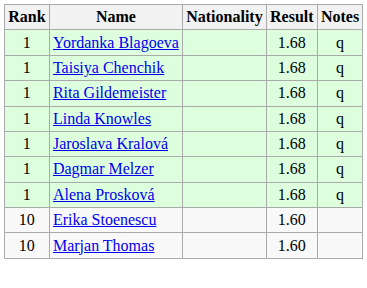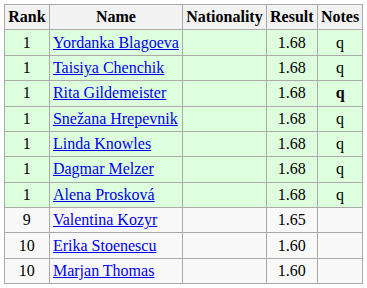(340, 93) normal -> (340, 93) bold
+ row: (115, 118)
- row: (110, 144)
+ row: (105, 220)
